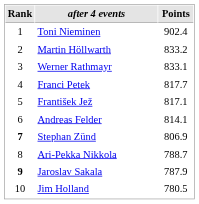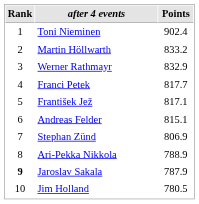(176, 67) 833.1 -> (176, 67) 832.9
(176, 119) 814.1 -> (176, 119) 815.1
(20, 137) bold -> (20, 137) normal
(176, 154) 788.7 -> (176, 154) 788.9
